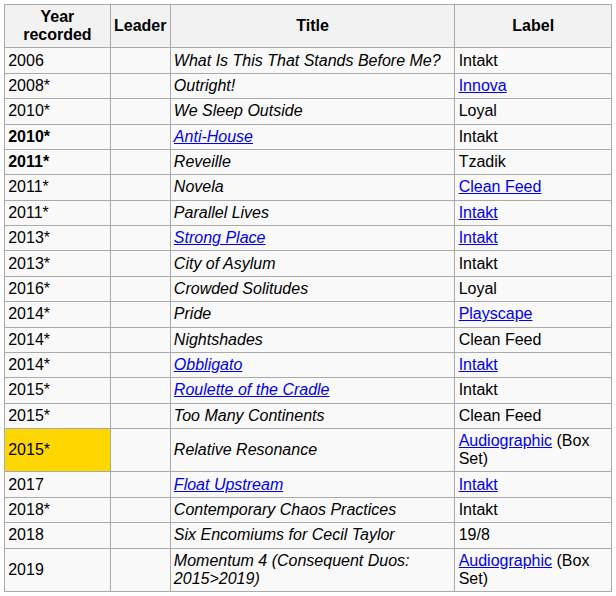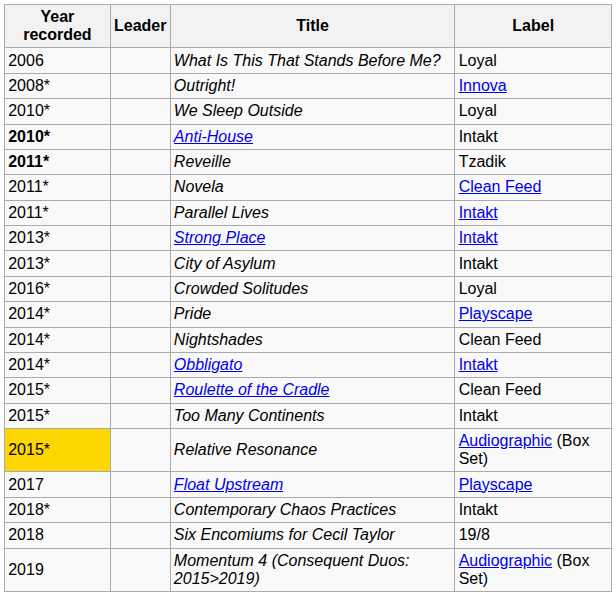(478, 60) Intakt -> (478, 60) Loyal
(478, 390) Intakt -> (500, 390) Clean Feed
(500, 415) Clean Feed -> (478, 415) Intakt
(478, 484) Intakt -> (496, 484) Playscape
